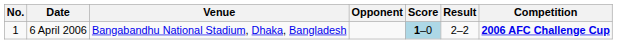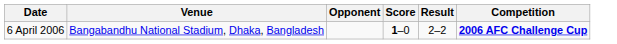- column: (16, 13)
(423, 30) lightblue background -> (401, 30) no background
